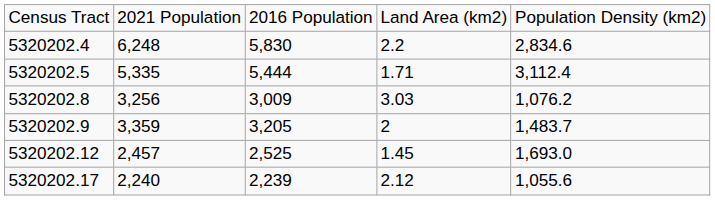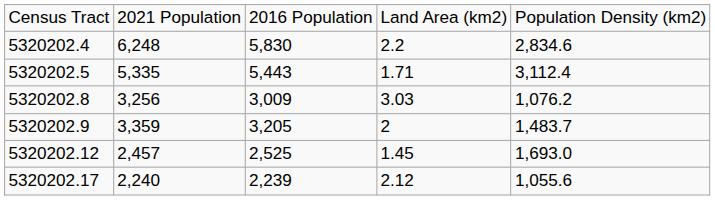(270, 72) 5,444 -> (270, 72) 5,443
